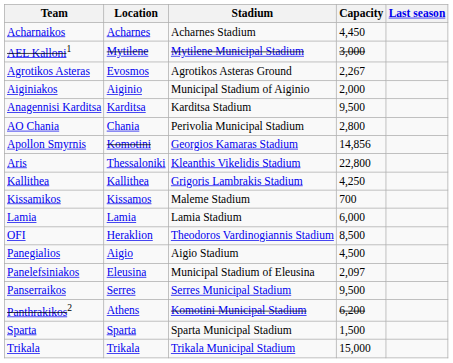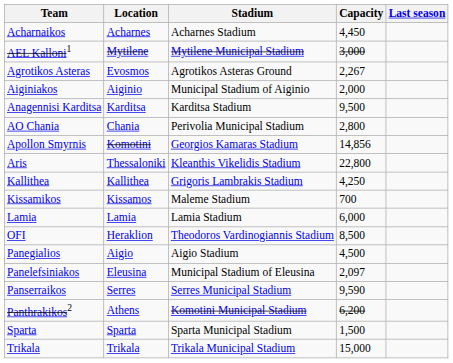(352, 290) 9,500 -> (352, 290) 9,590
